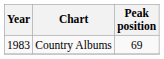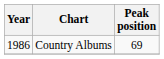(19, 44) 1983 -> (19, 44) 1986
